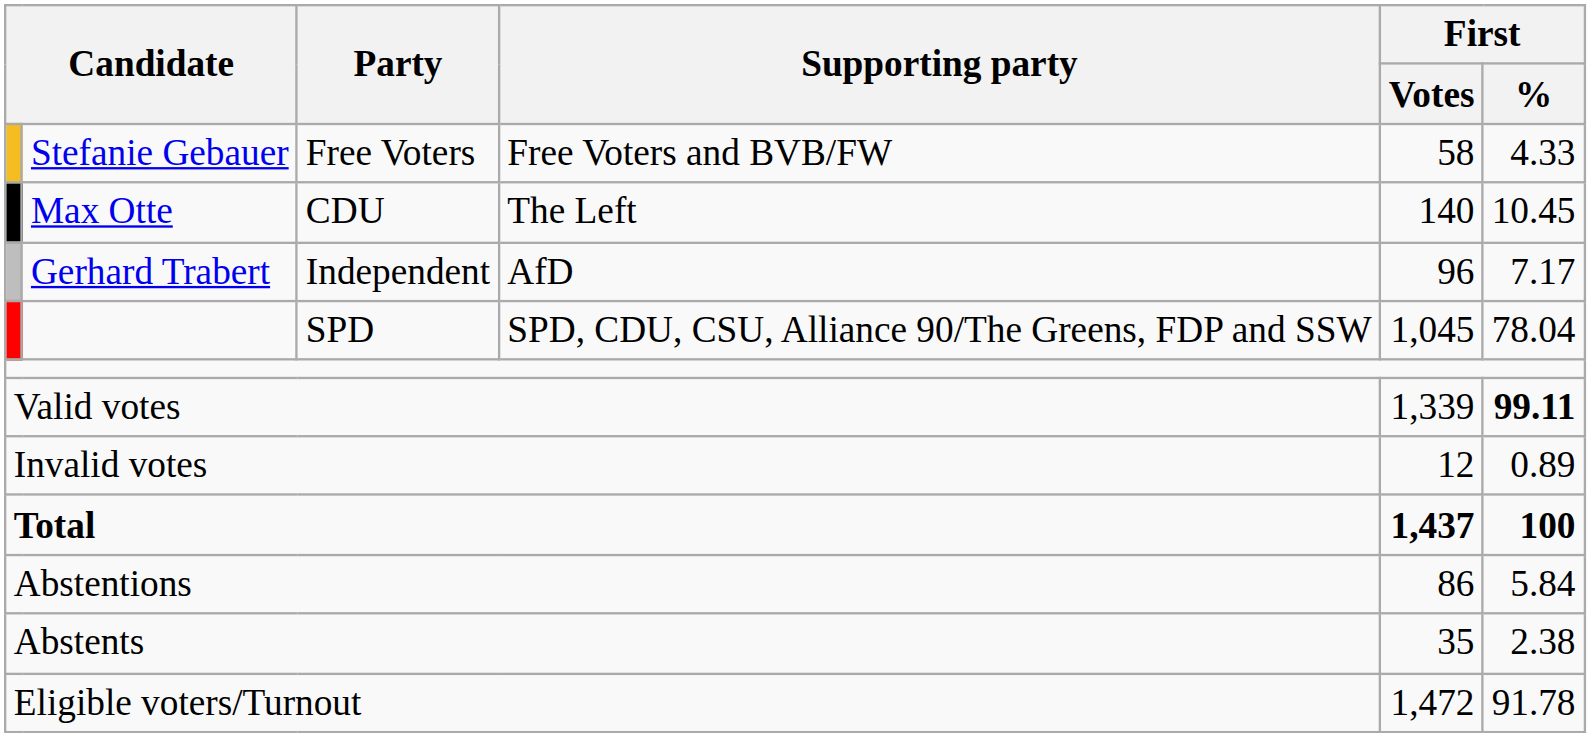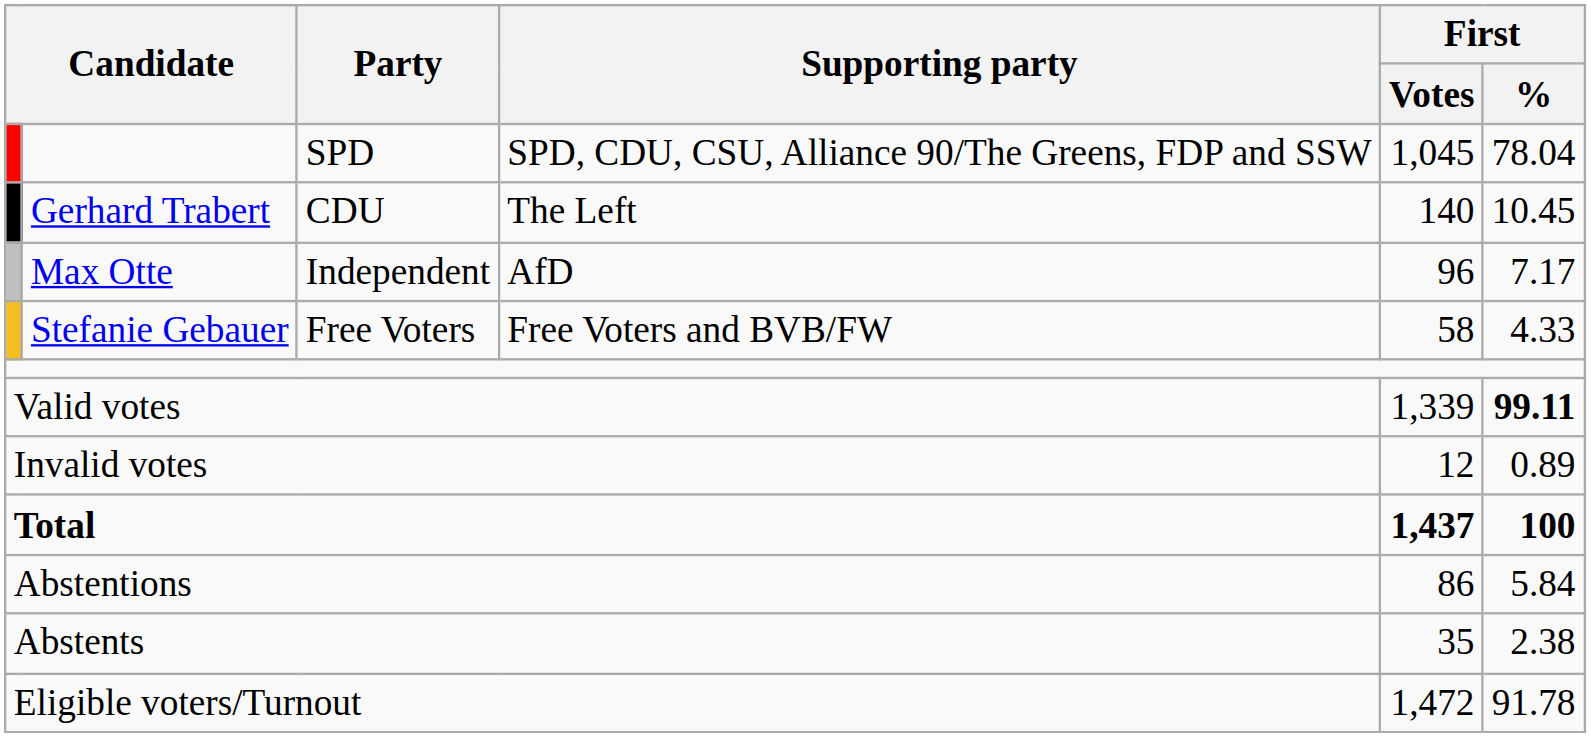rows swapped: (340, 329) <-> (391, 152)
(102, 211) Max Otte -> (151, 211) Gerhard Trabert
(151, 270) Gerhard Trabert -> (102, 270) Max Otte
